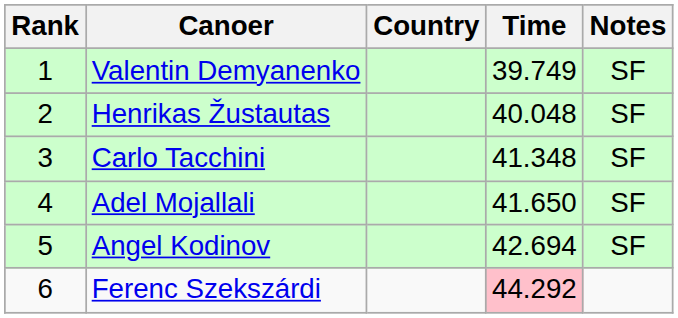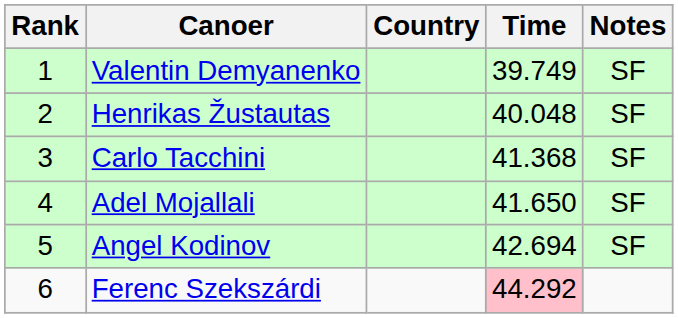(534, 158) 41.348 -> (534, 158) 41.368
